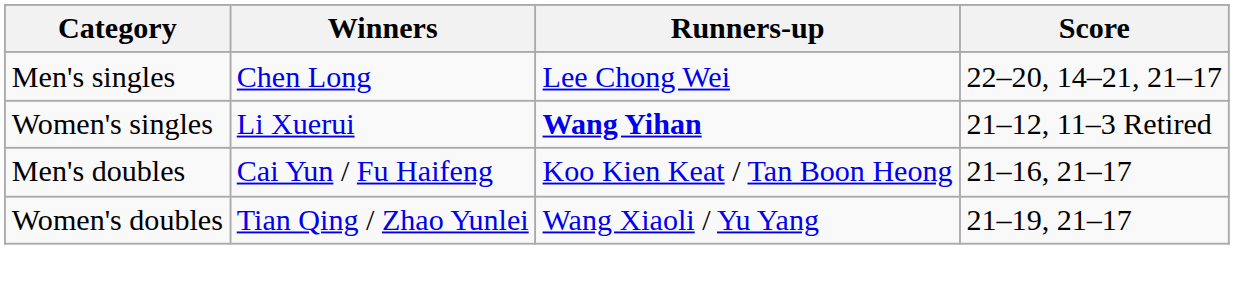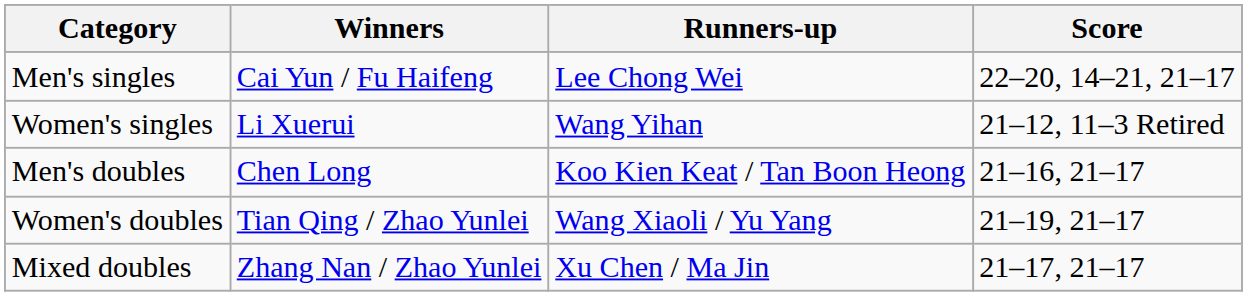(304, 76) Chen Long -> (365, 76) Cai Yun / Fu Haifeng
(622, 123) bold -> (629, 123) normal
(365, 171) Cai Yun / Fu Haifeng -> (304, 171) Chen Long
+ row: (102, 266)
